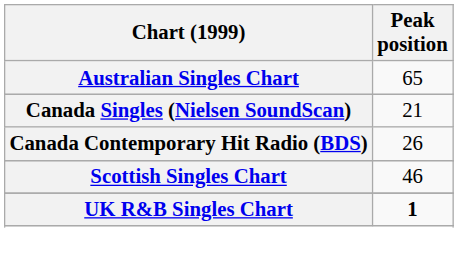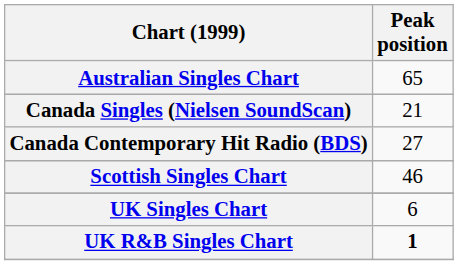(413, 143) 26 -> (413, 143) 27
+ row: (189, 209)
